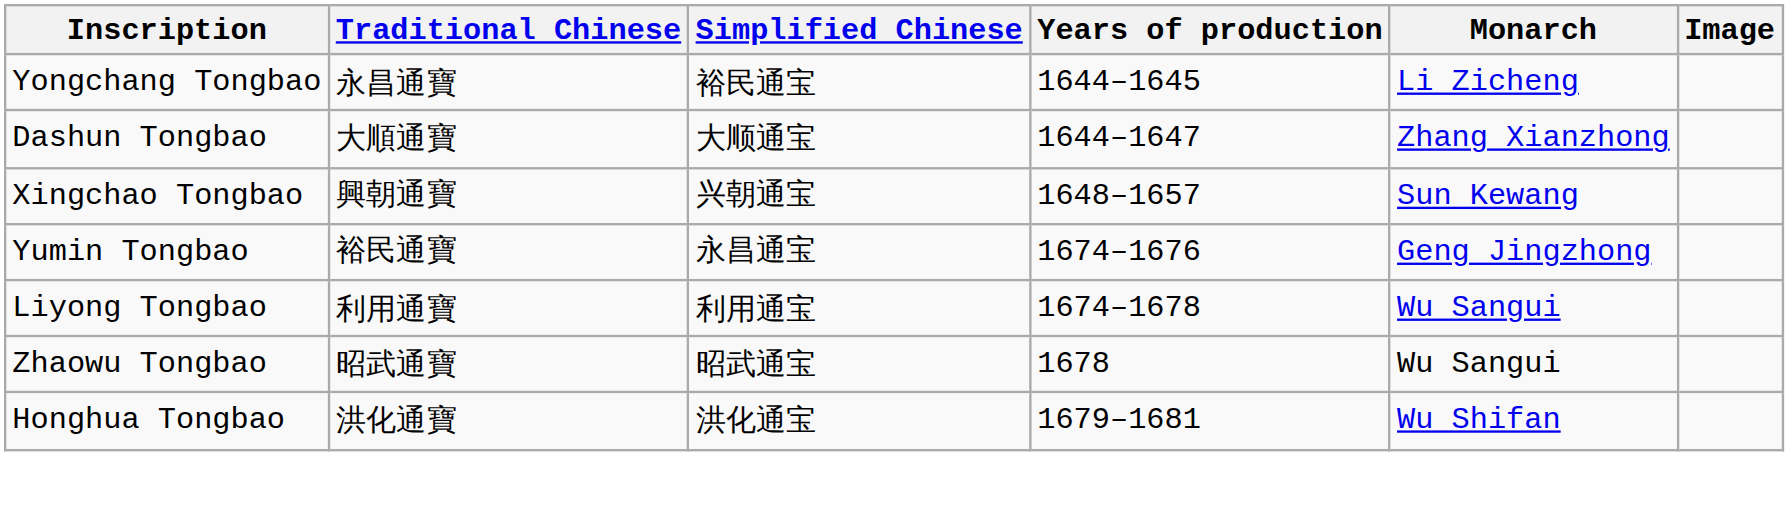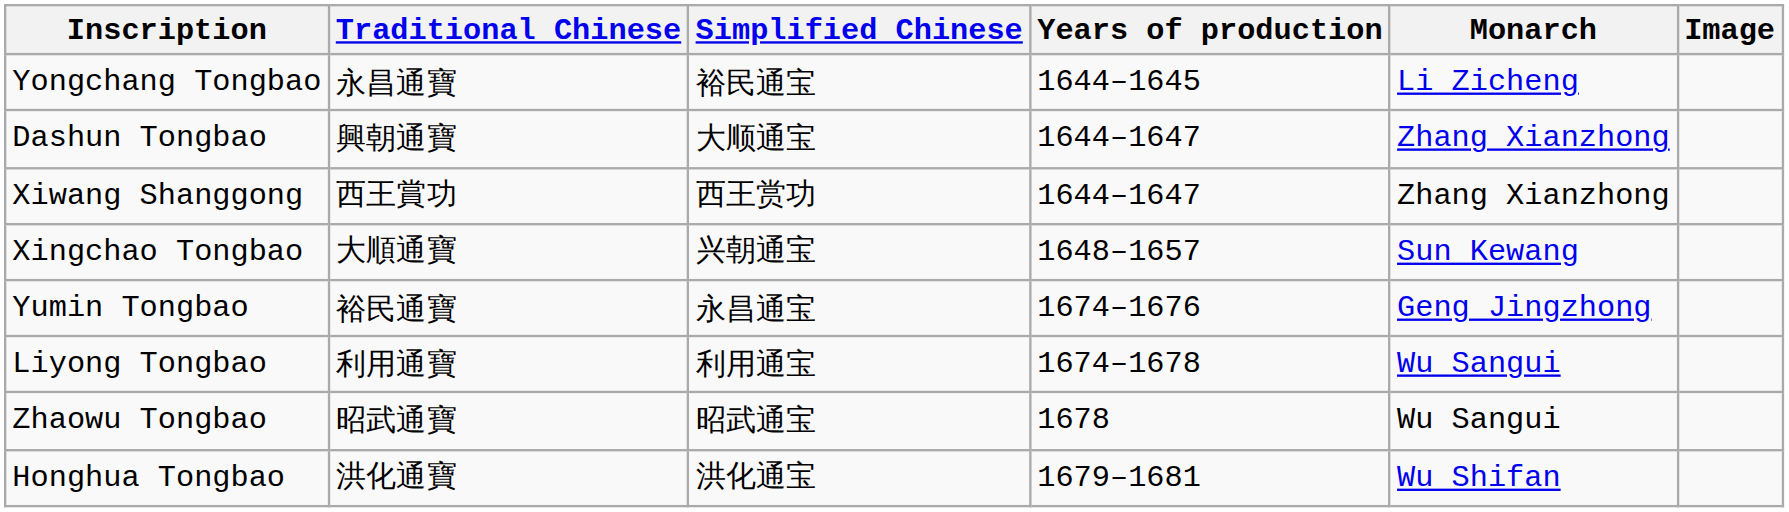(396, 140) 大順通寶 -> (396, 140) 興朝通寶
+ row: (158, 195)
(396, 197) 興朝通寶 -> (396, 253) 大順通寶
